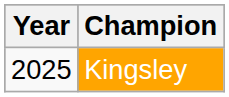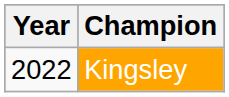(41, 69) 2025 -> (41, 69) 2022
